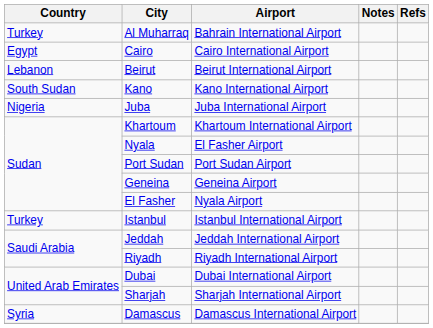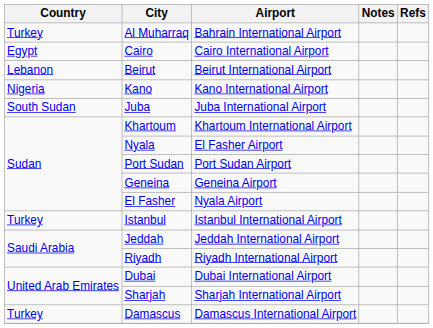(41, 88) South Sudan -> (26, 88) Nigeria
(26, 107) Nigeria -> (41, 107) South Sudan
(21, 314) Syria -> (25, 314) Turkey
